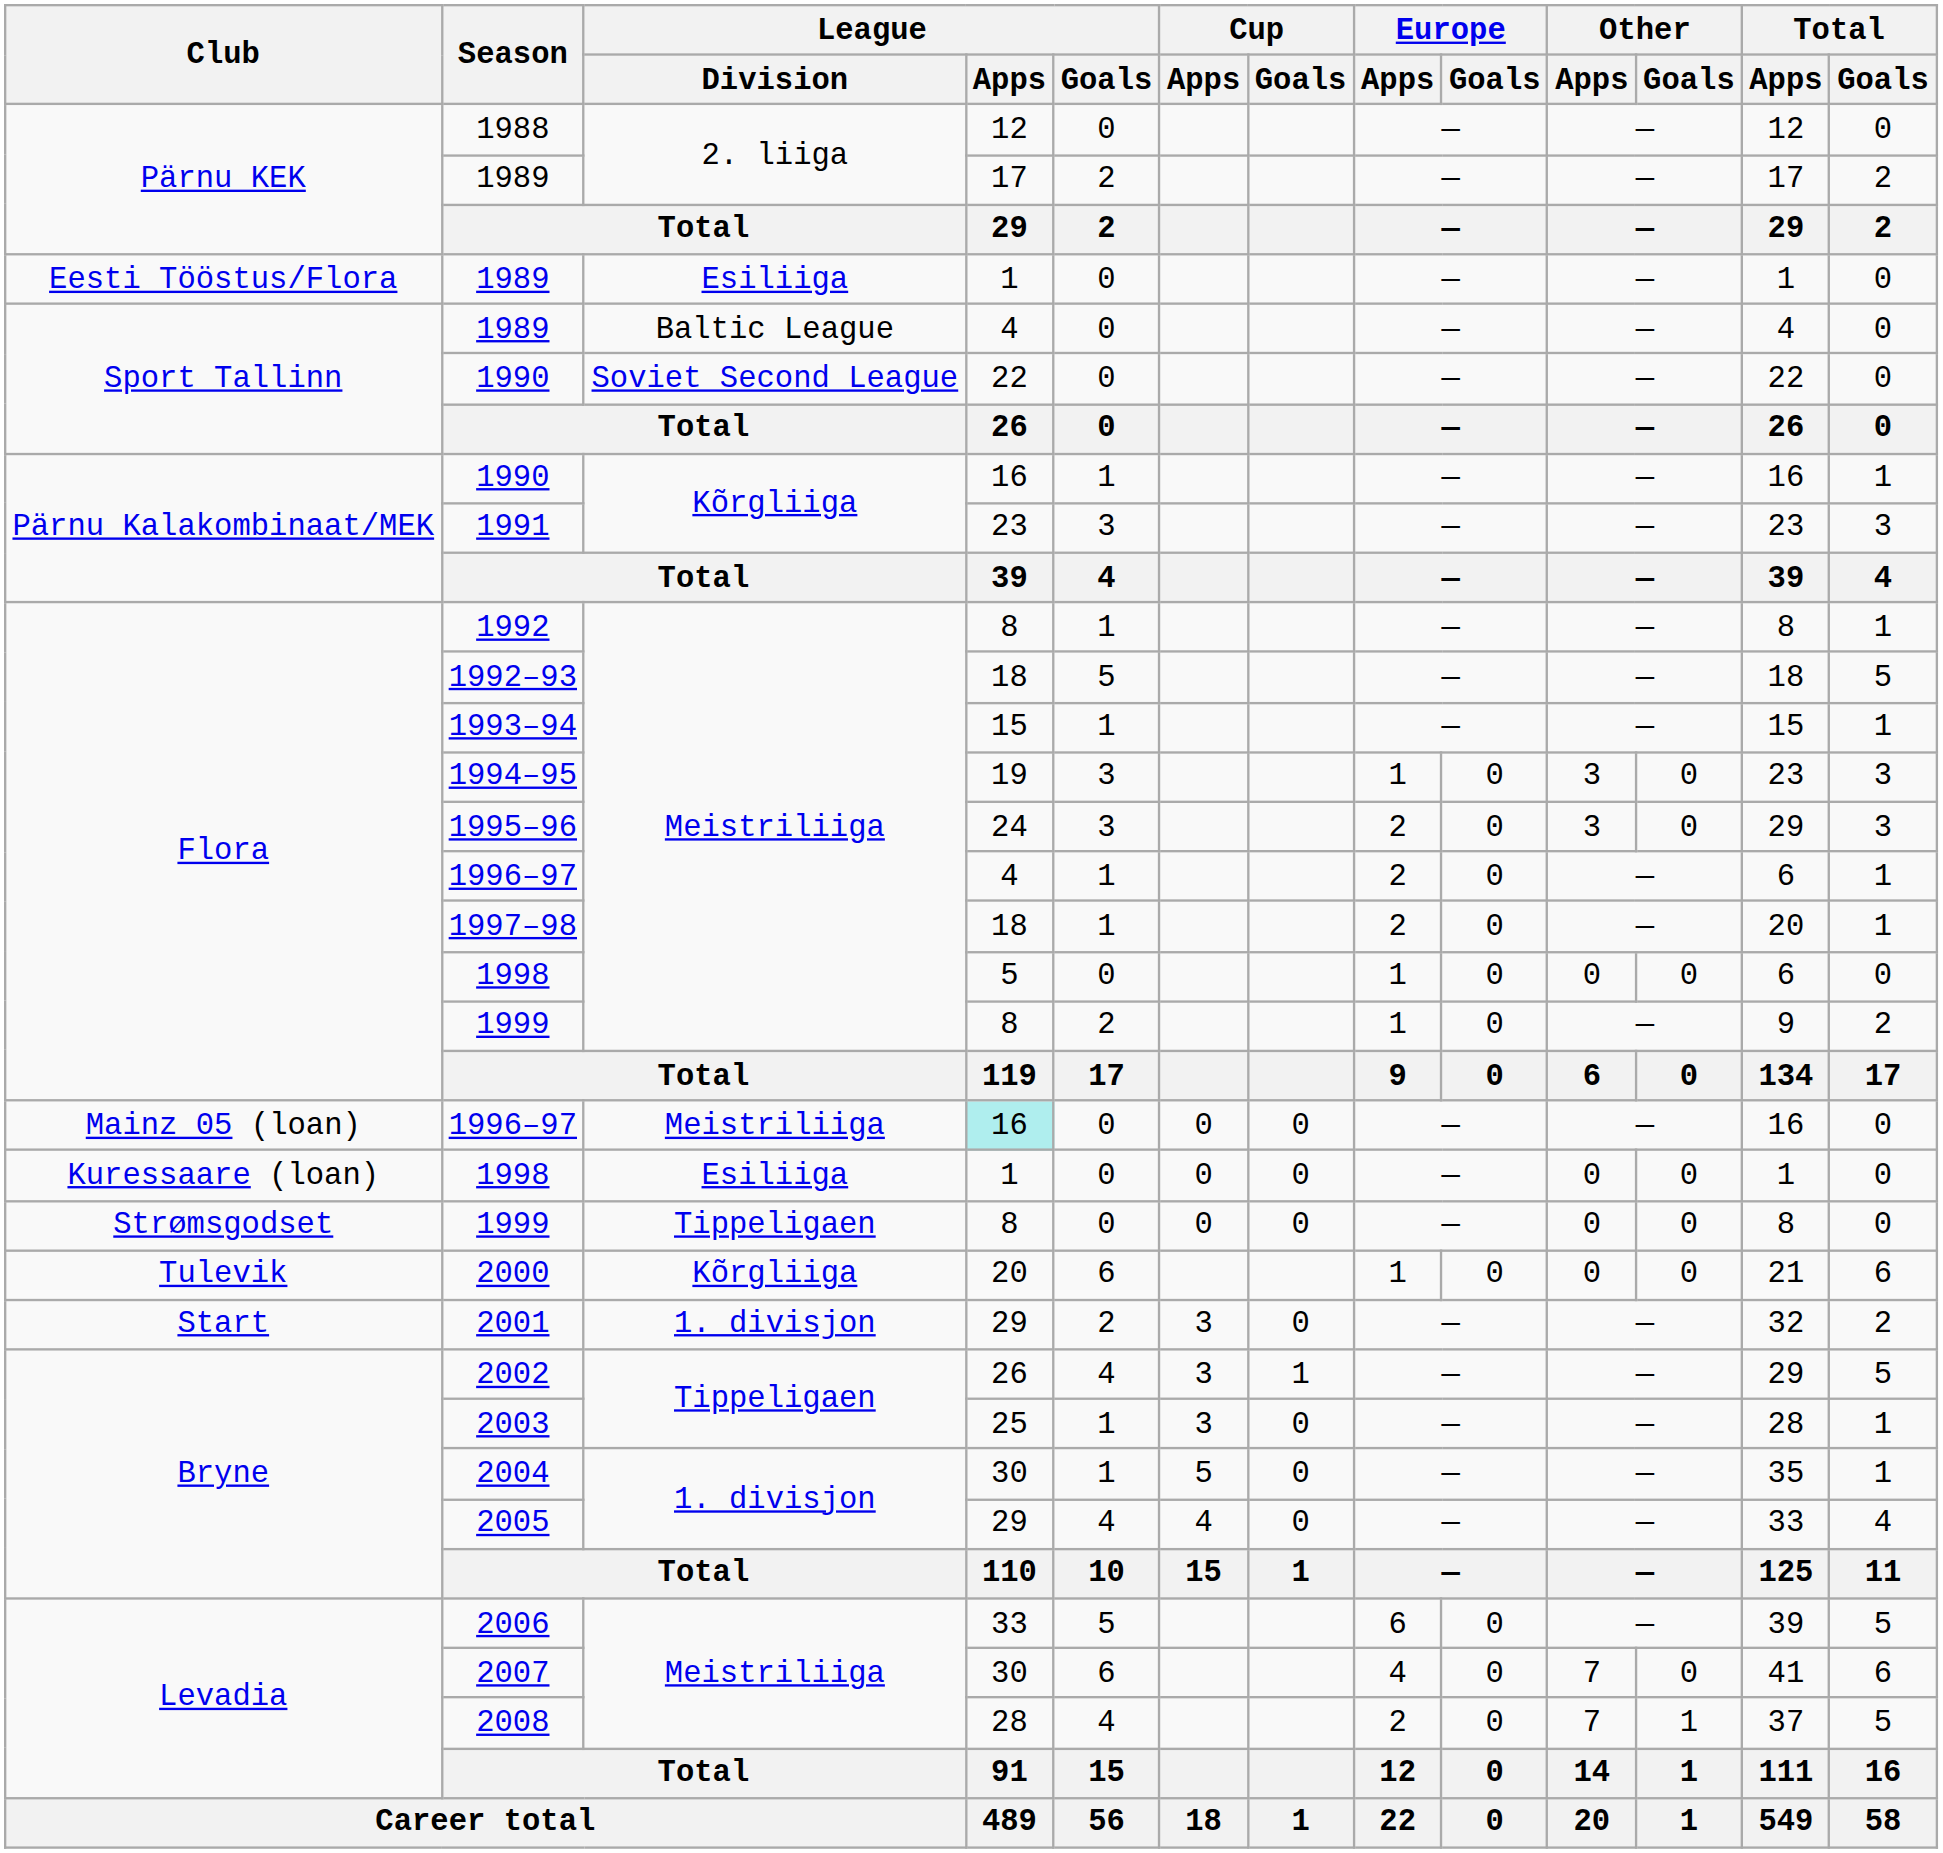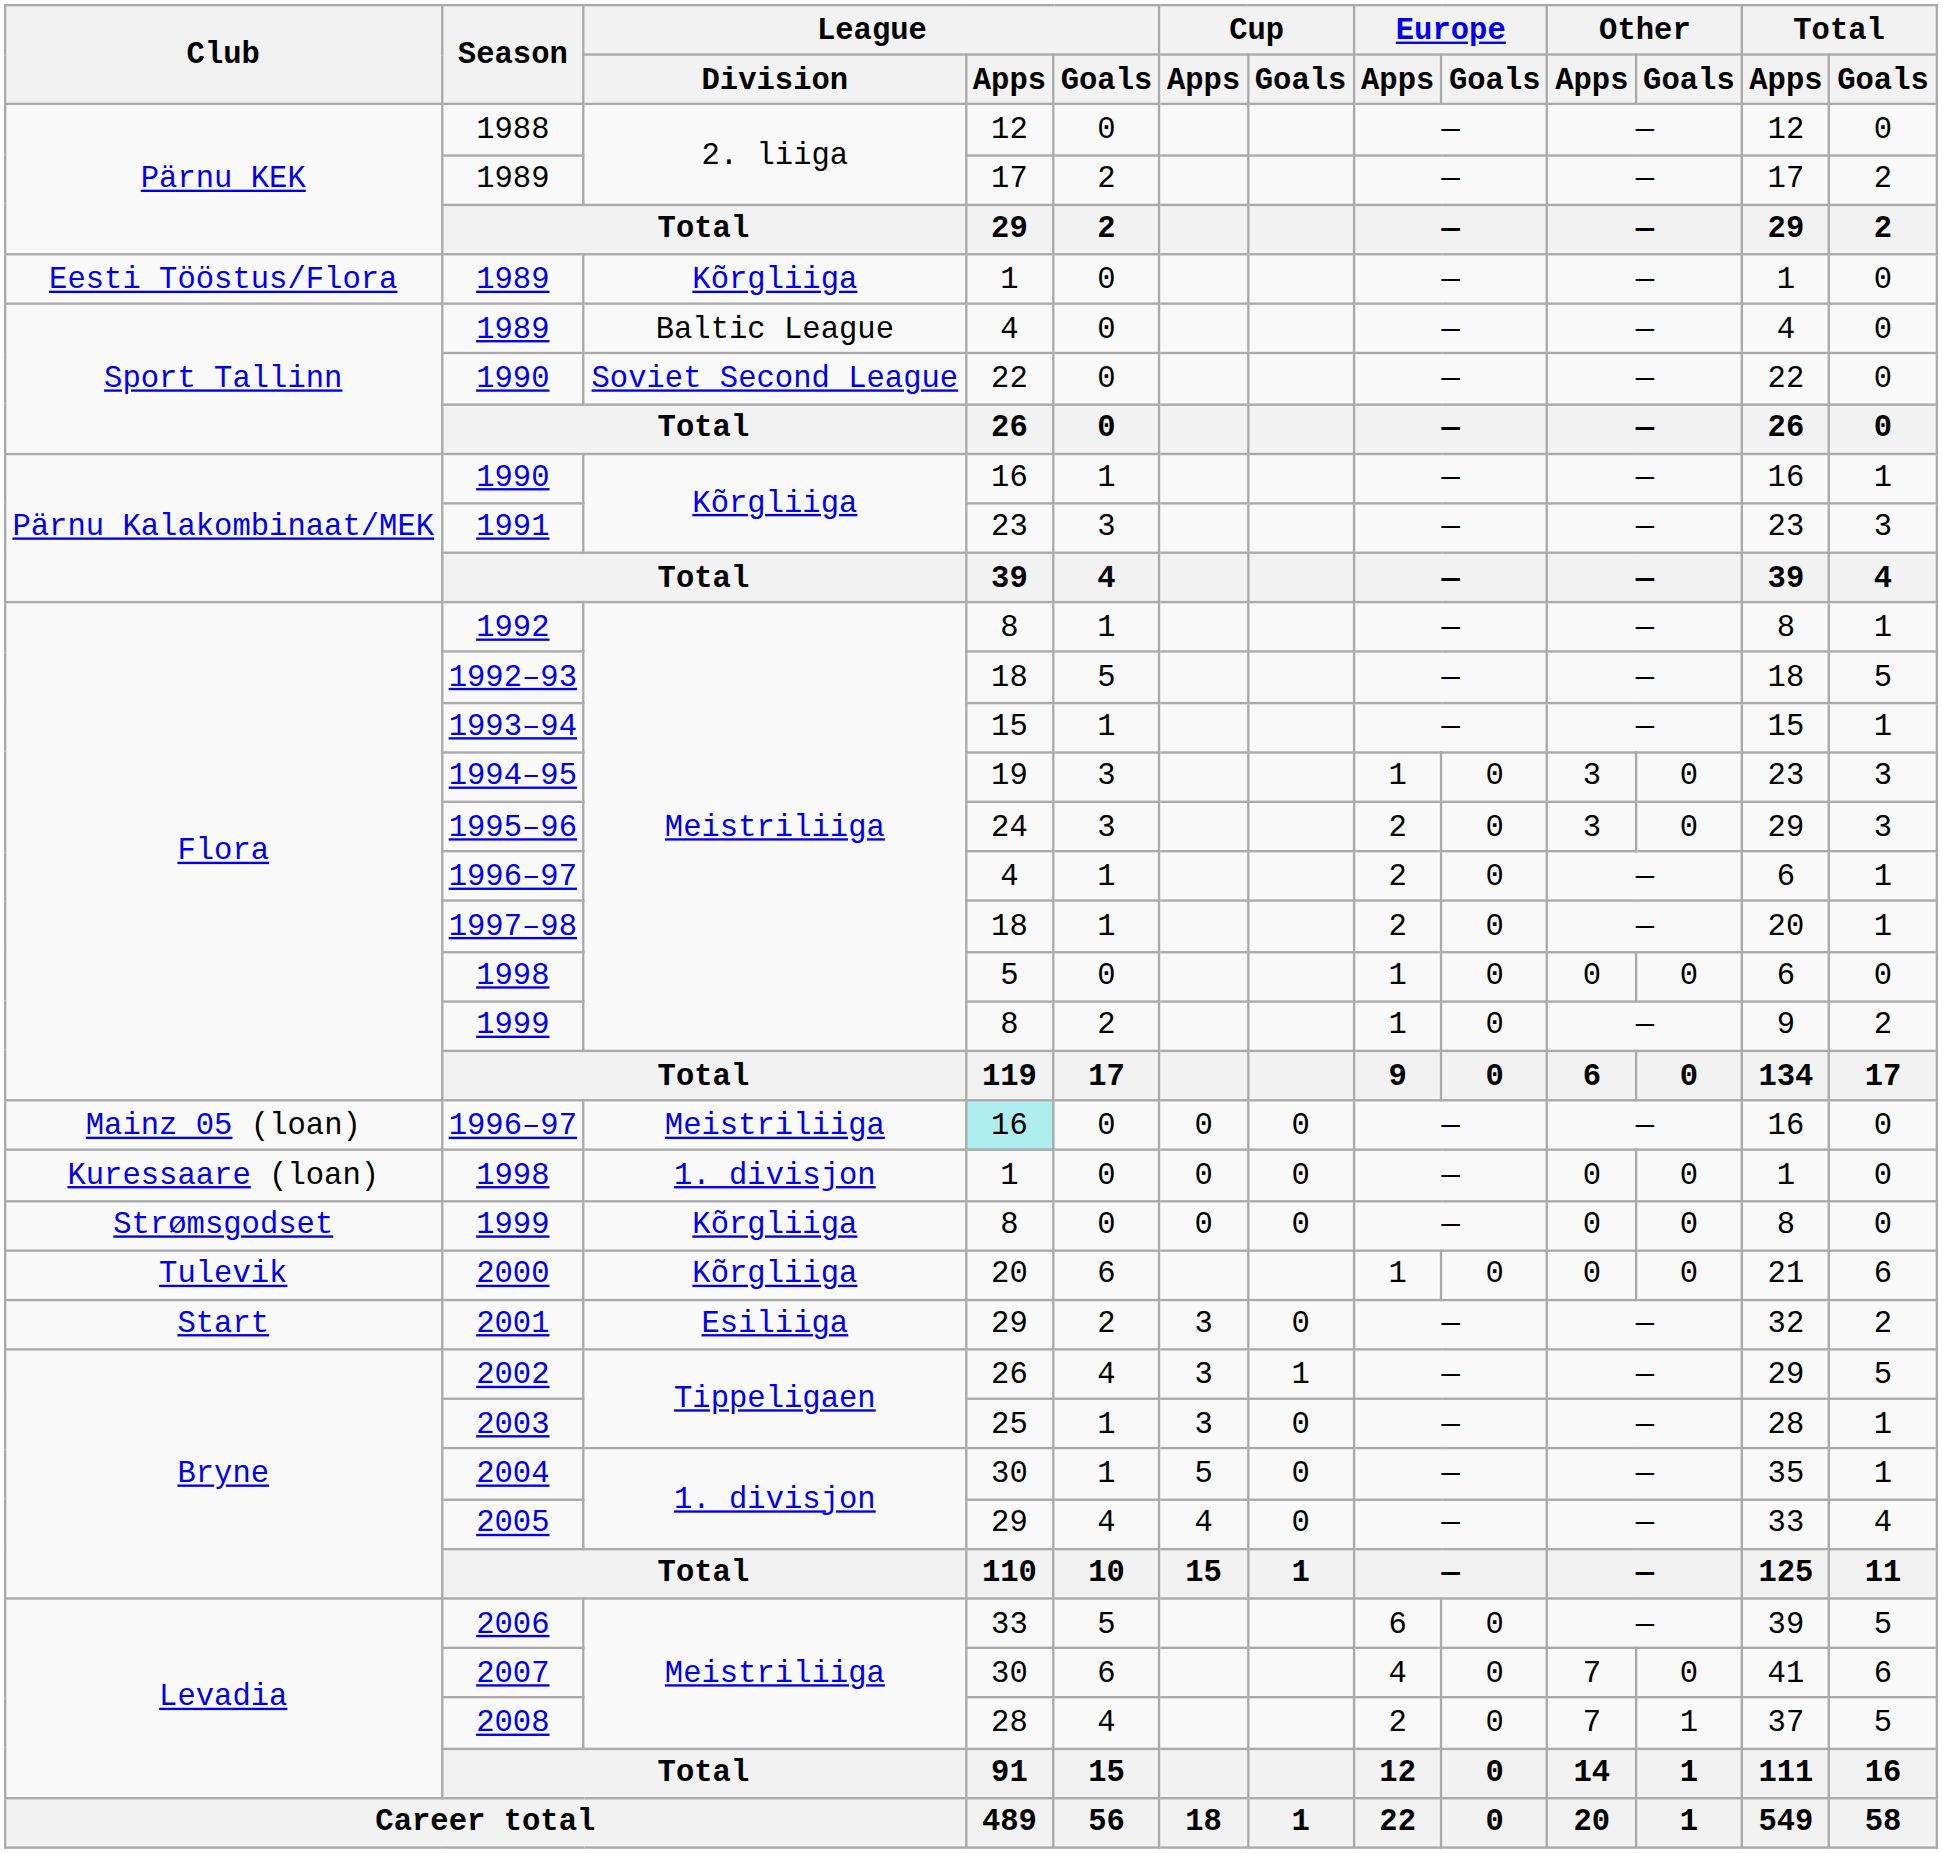(775, 279) Esiliiga -> (775, 279) Kõrgliiga
(775, 1175) Esiliiga -> (775, 1175) 1. divisjon
(775, 1225) Tippeligaen -> (775, 1225) Kõrgliiga
(775, 1325) 1. divisjon -> (775, 1325) Esiliiga
